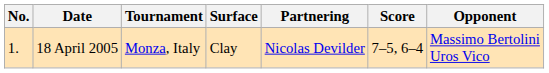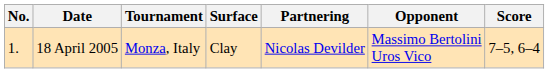columns swapped: (485, 16) <-> (397, 16)
